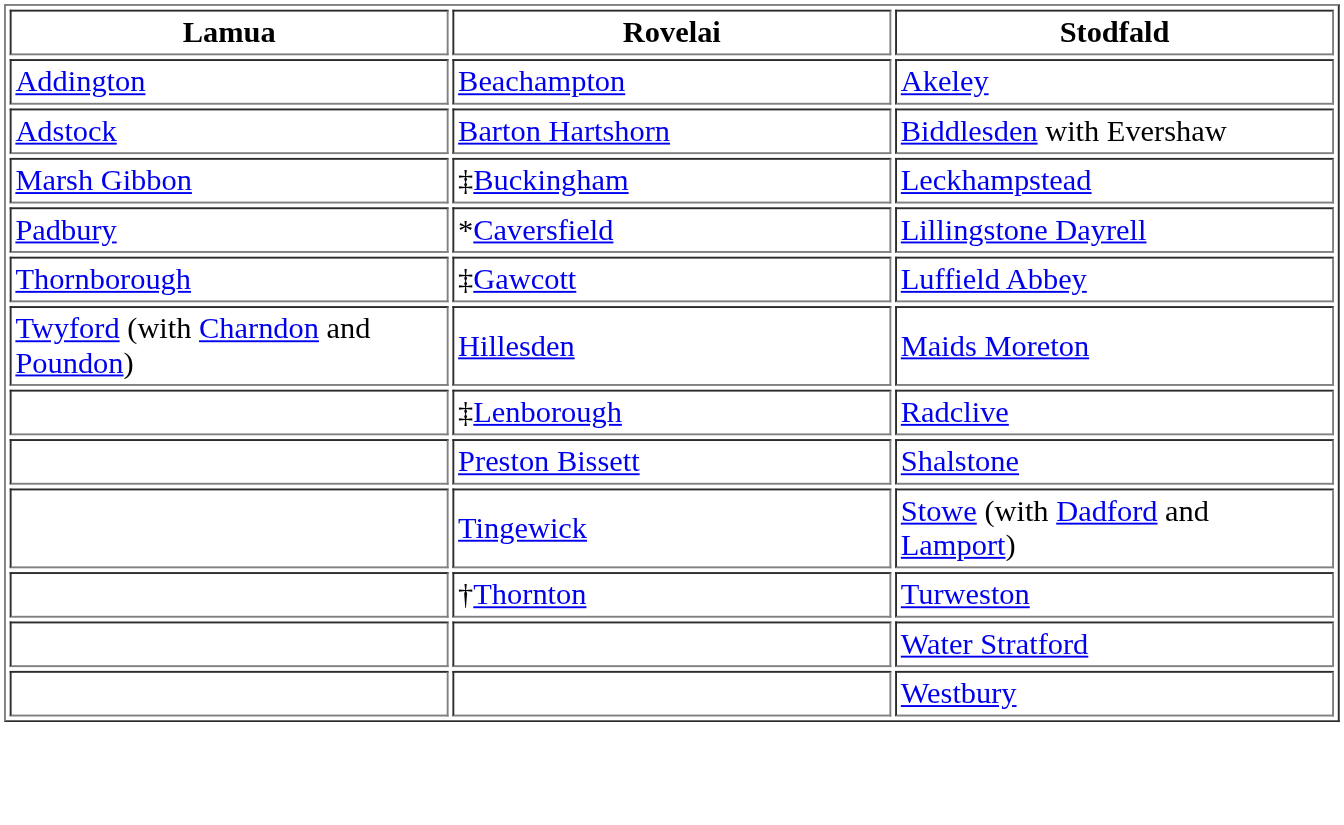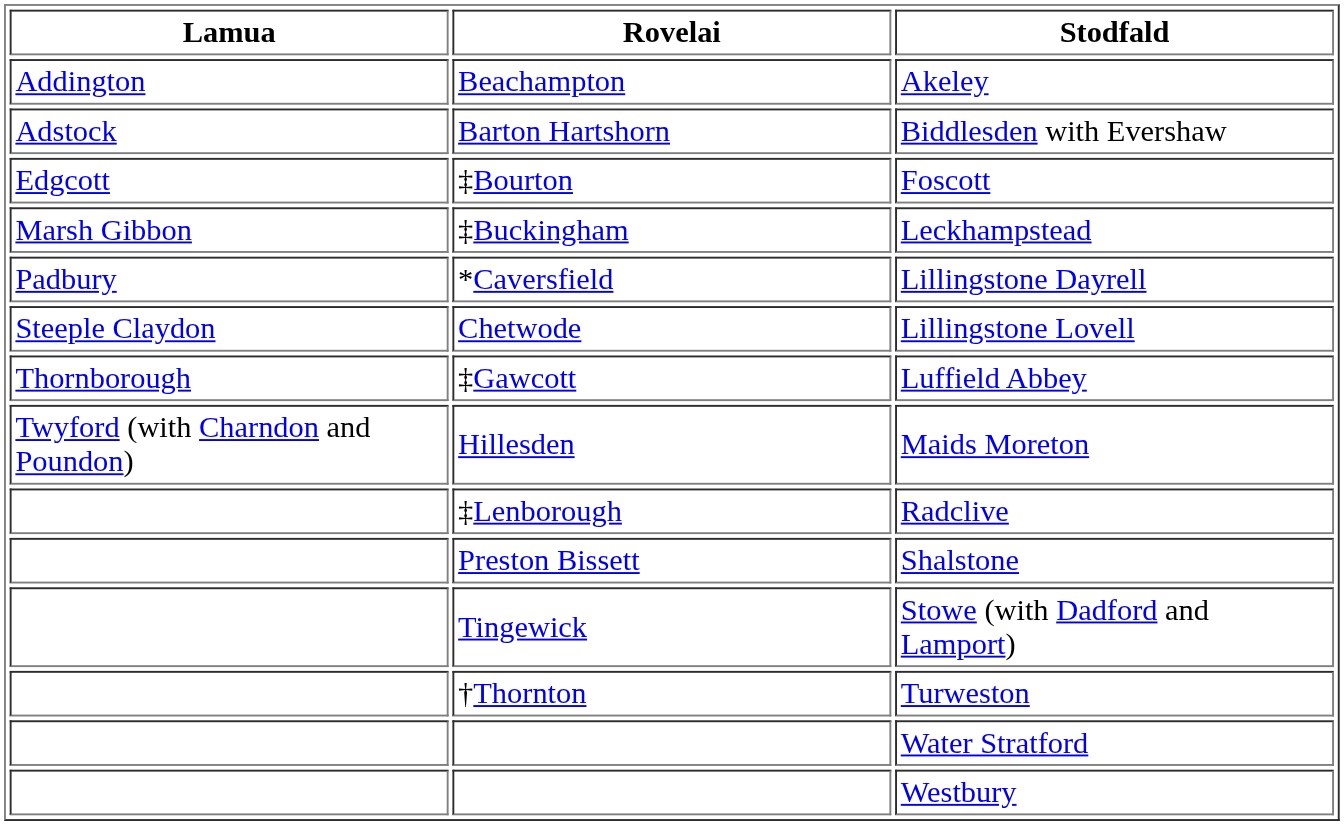+ row: (946, 180)
+ row: (1018, 328)
